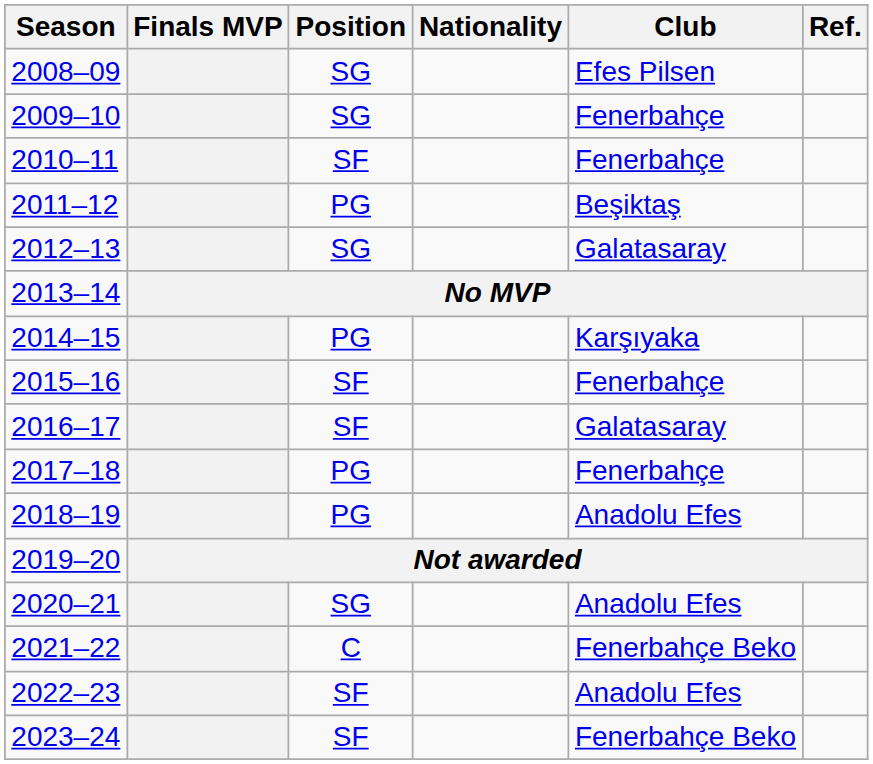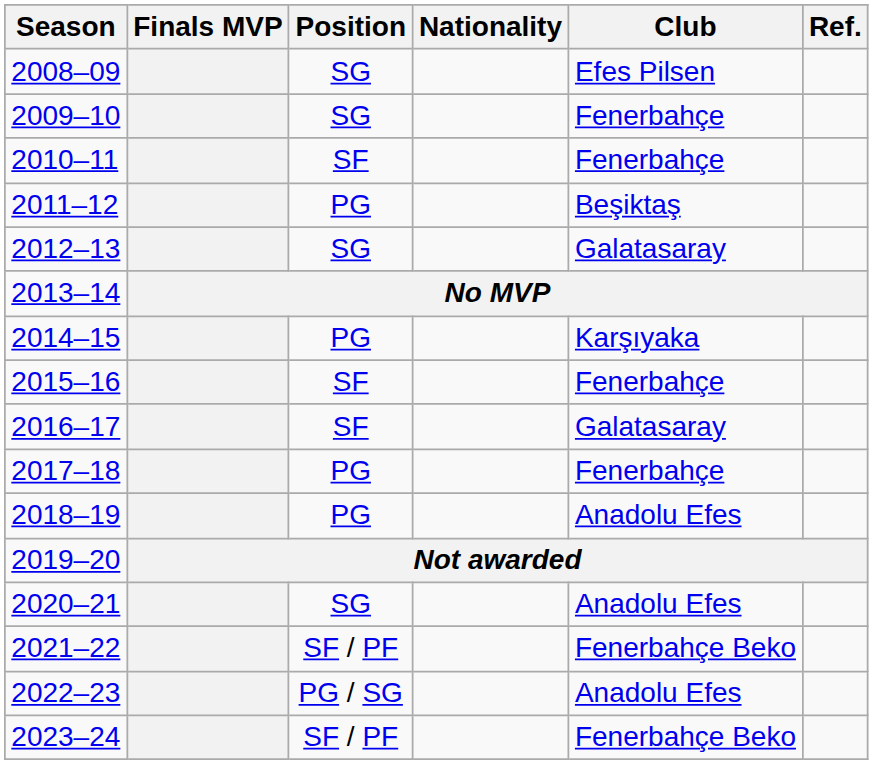(351, 648) C -> (351, 648) SF / PF
(351, 692) SF -> (351, 692) PG / SG
(351, 737) SF -> (351, 737) SF / PF
